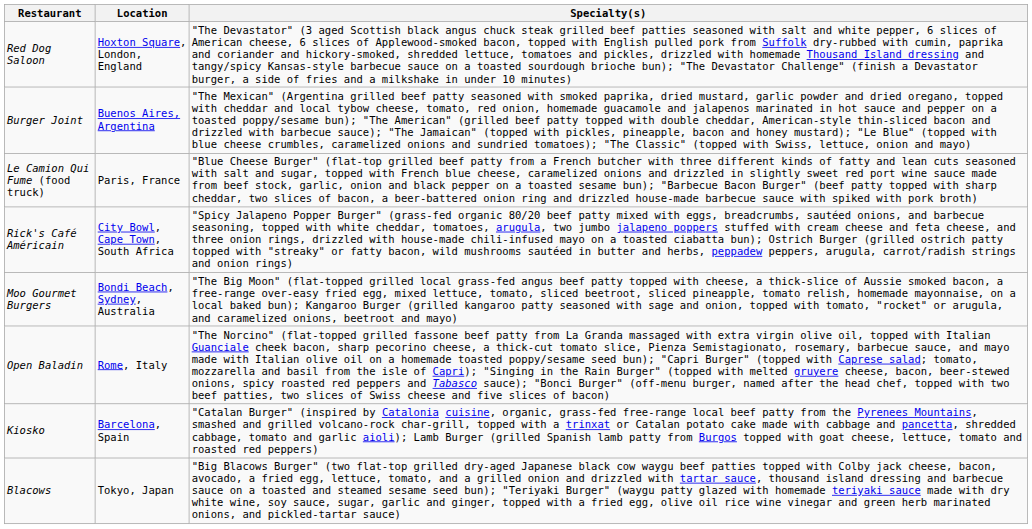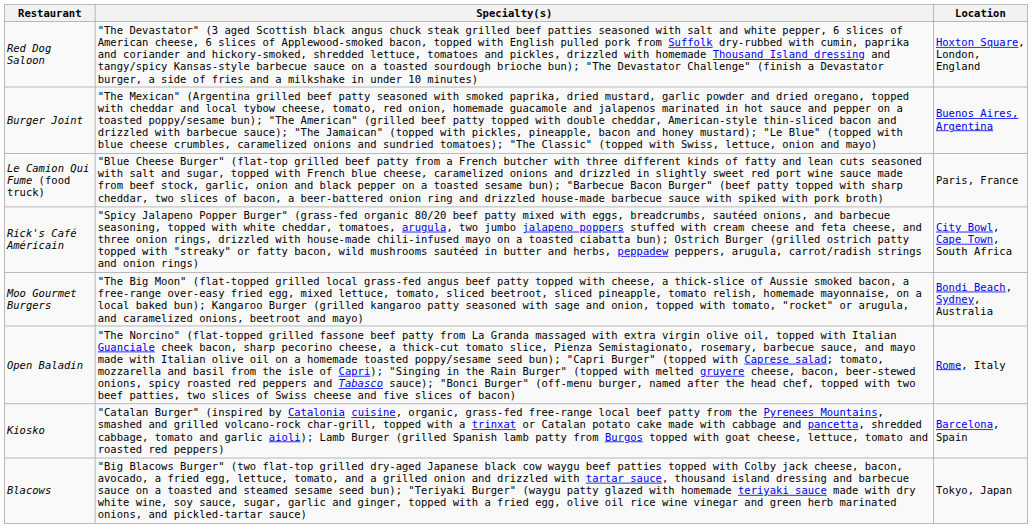columns swapped: (142, 13) <-> (608, 13)
